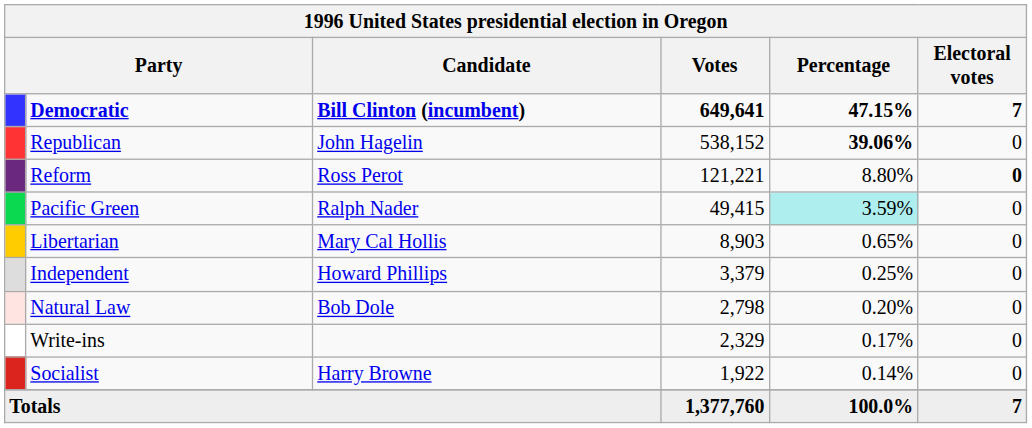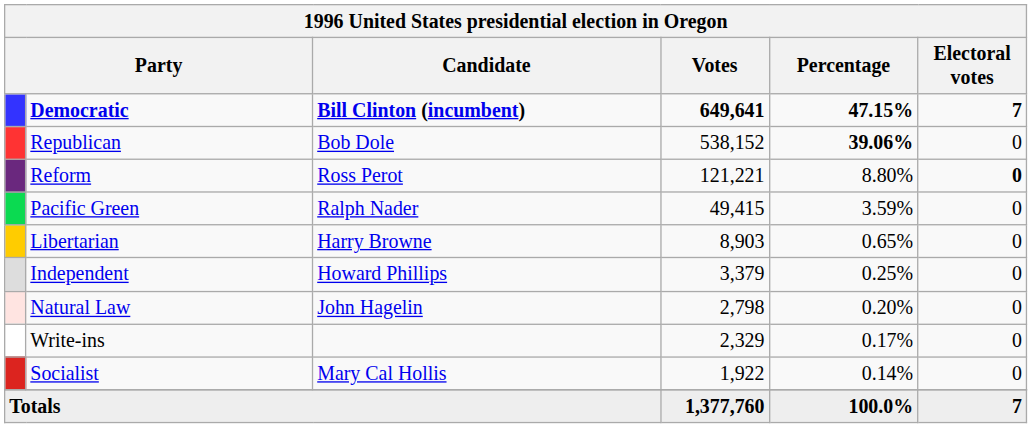(370, 143) John Hagelin -> (356, 143) Bob Dole
(887, 208) paleturquoise background -> (887, 208) no background
(382, 241) Mary Cal Hollis -> (374, 241) Harry Browne
(356, 307) Bob Dole -> (370, 307) John Hagelin
(374, 373) Harry Browne -> (382, 373) Mary Cal Hollis
